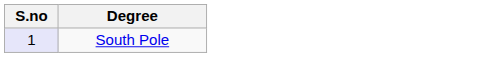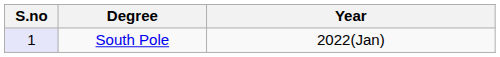+ column: (351, 16)
